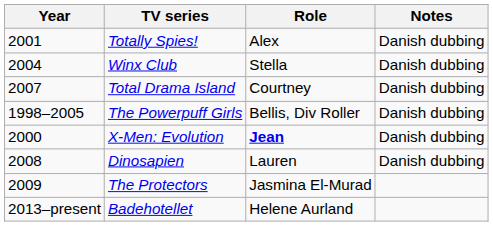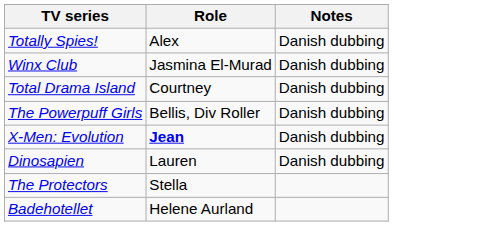- column: (54, 16)
(268, 64) Stella -> (211, 64) Jasmina El-Murad
(311, 185) Jasmina El-Murad -> (168, 185) Stella
